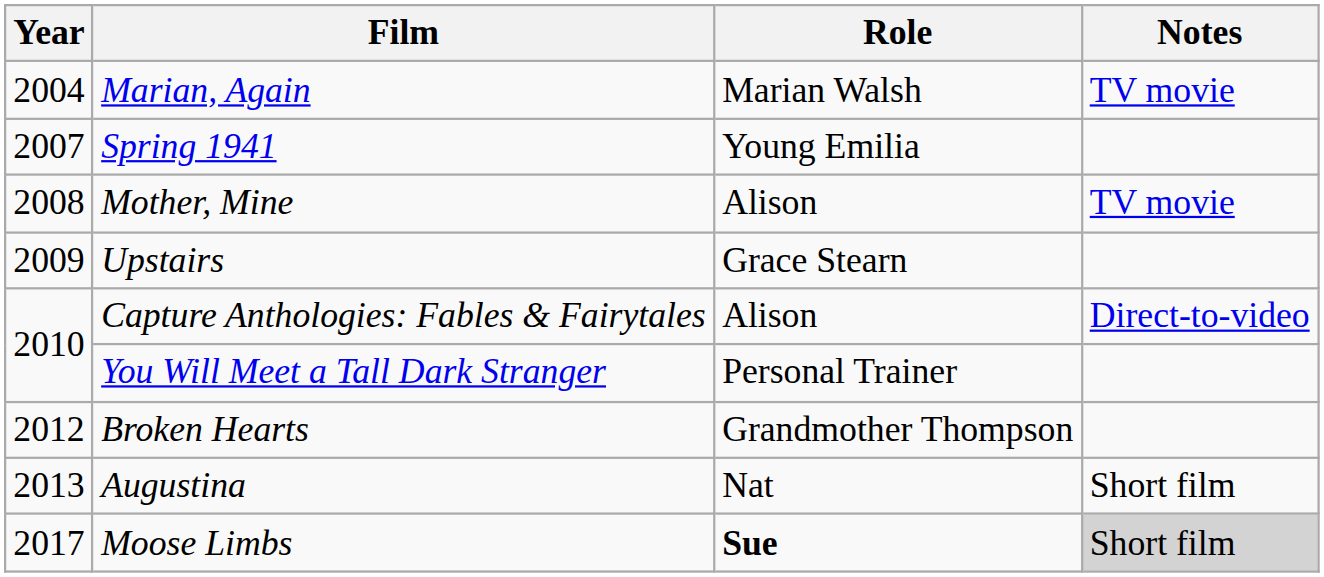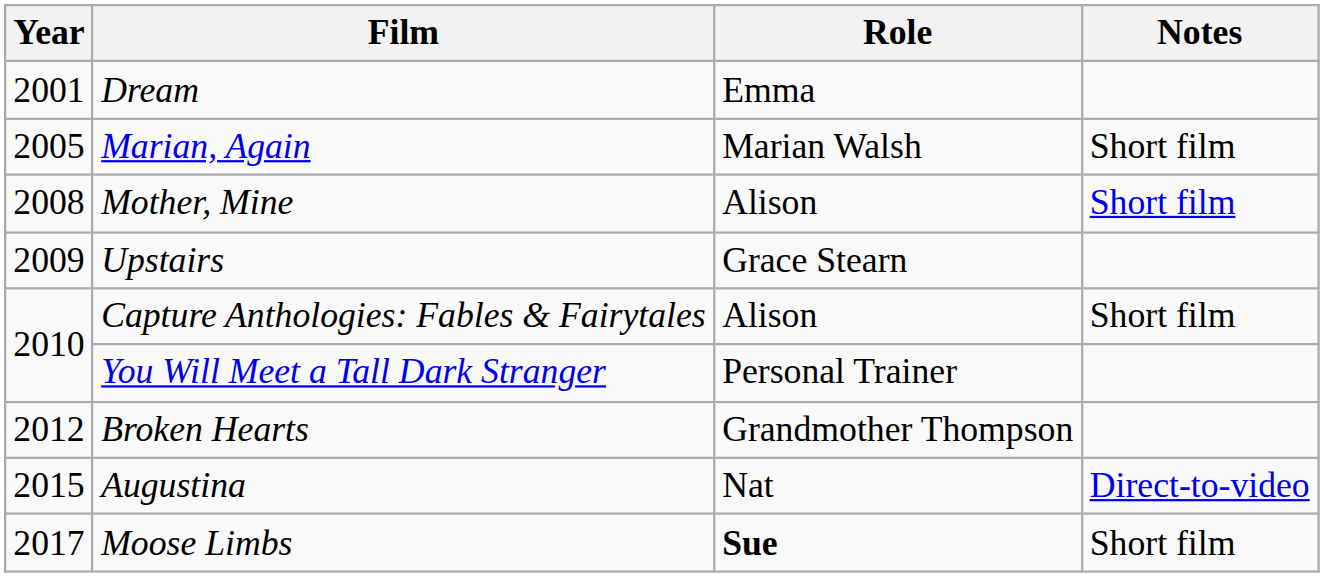+ row: (150, 89)
(49, 89) 2004 -> (49, 145) 2005
(1162, 89) TV movie -> (1163, 145) Short film
- row: (189, 145)
(1162, 202) TV movie -> (1163, 202) Short film
(1200, 315) Direct-to-video -> (1163, 315) Short film
(49, 485) 2013 -> (49, 485) 2015
(1163, 485) Short film -> (1200, 485) Direct-to-video
(1163, 542) lightgrey background -> (1163, 542) no background
